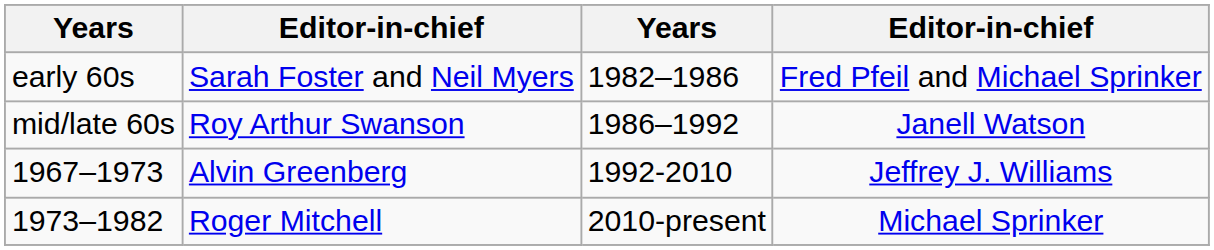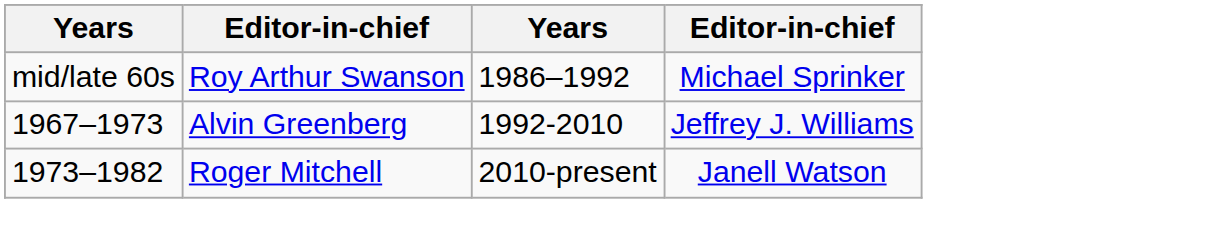- row: (73, 76)
(991, 124) Janell Watson -> (792, 76) Michael Sprinker
(991, 220) Michael Sprinker -> (792, 172) Janell Watson
